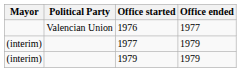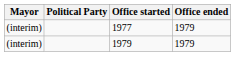- row: (127, 28)
